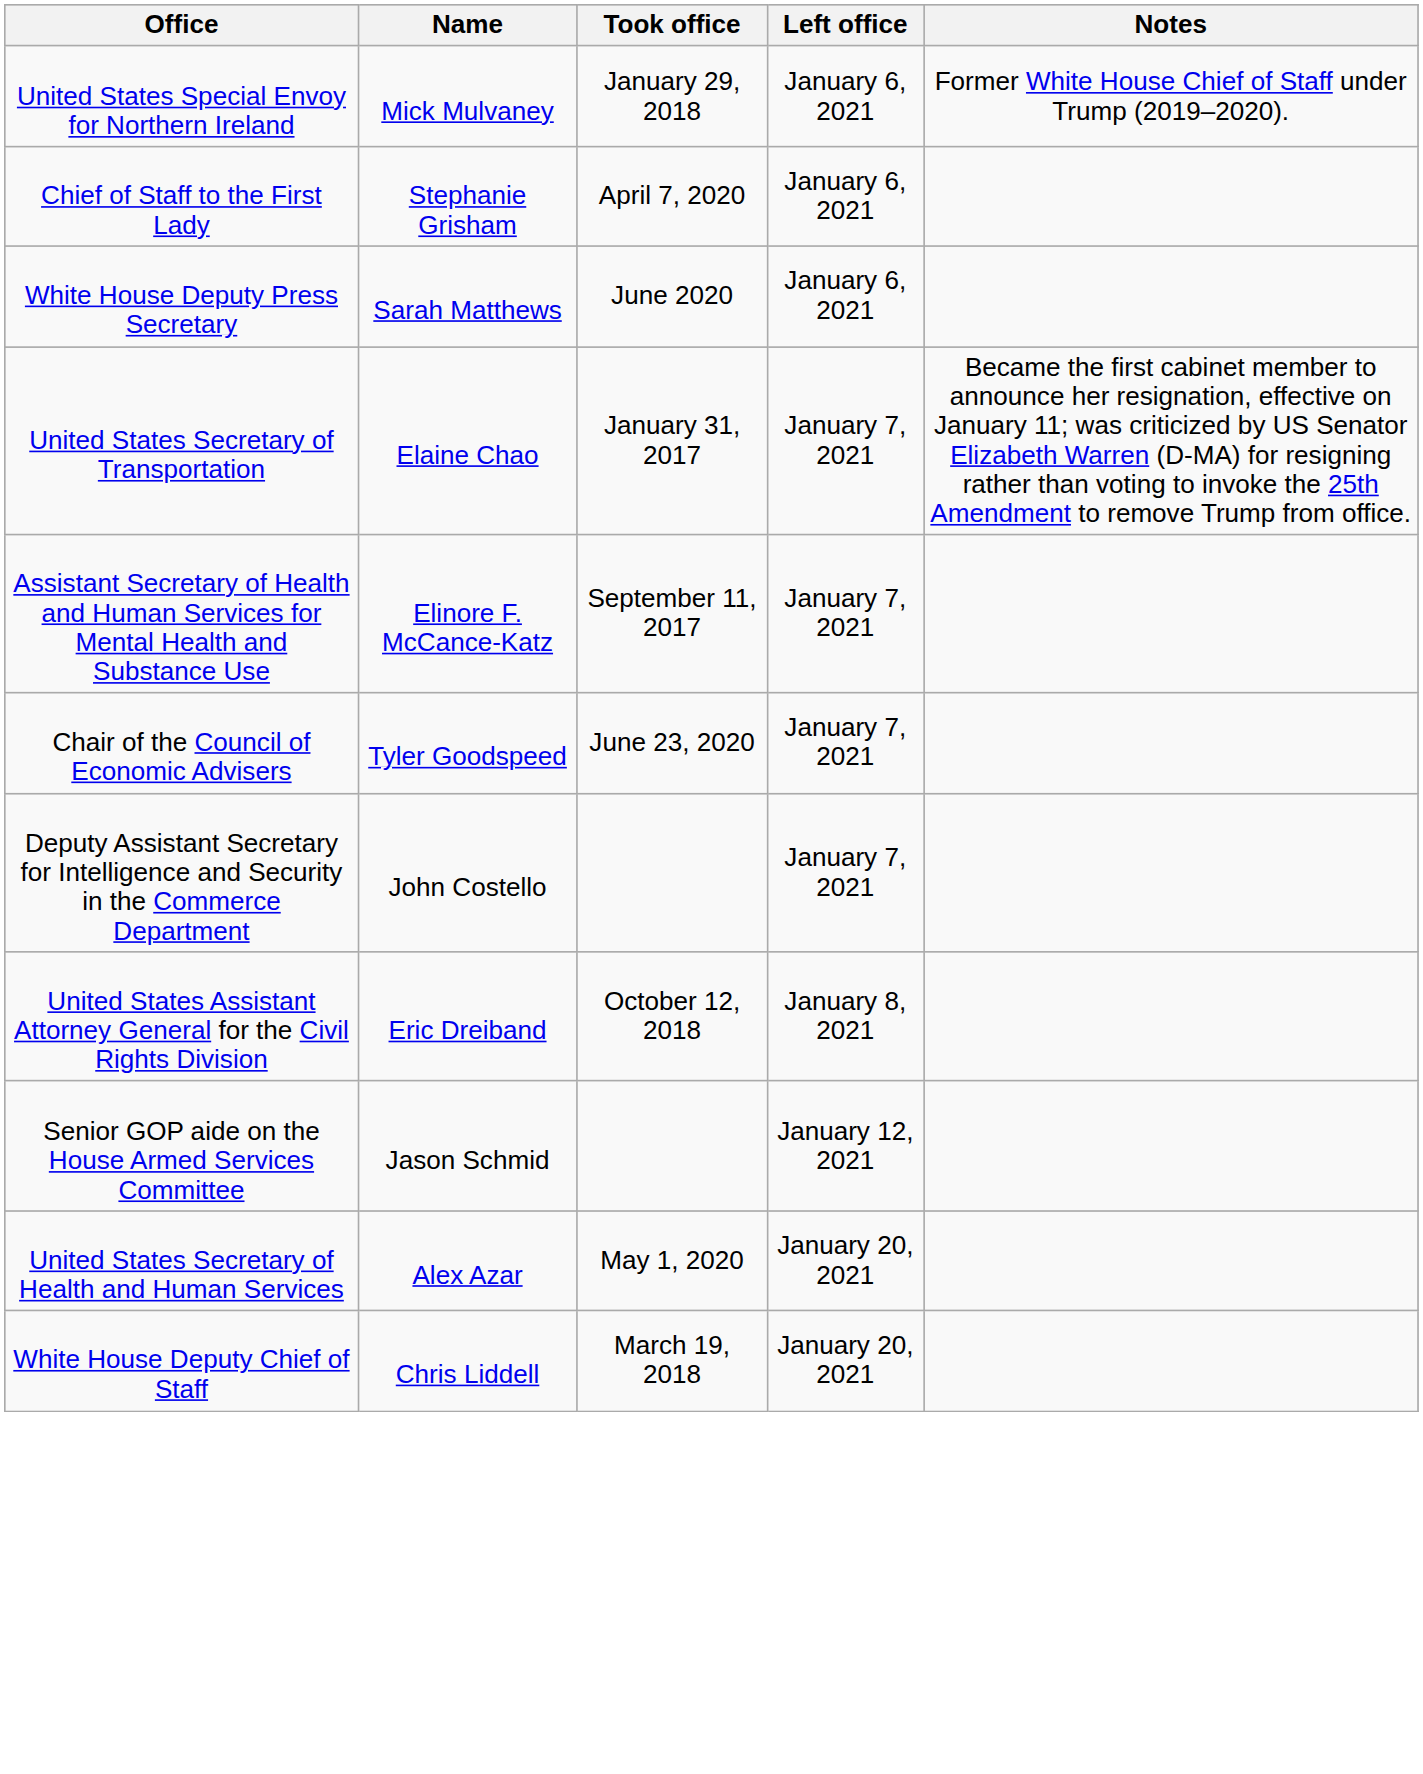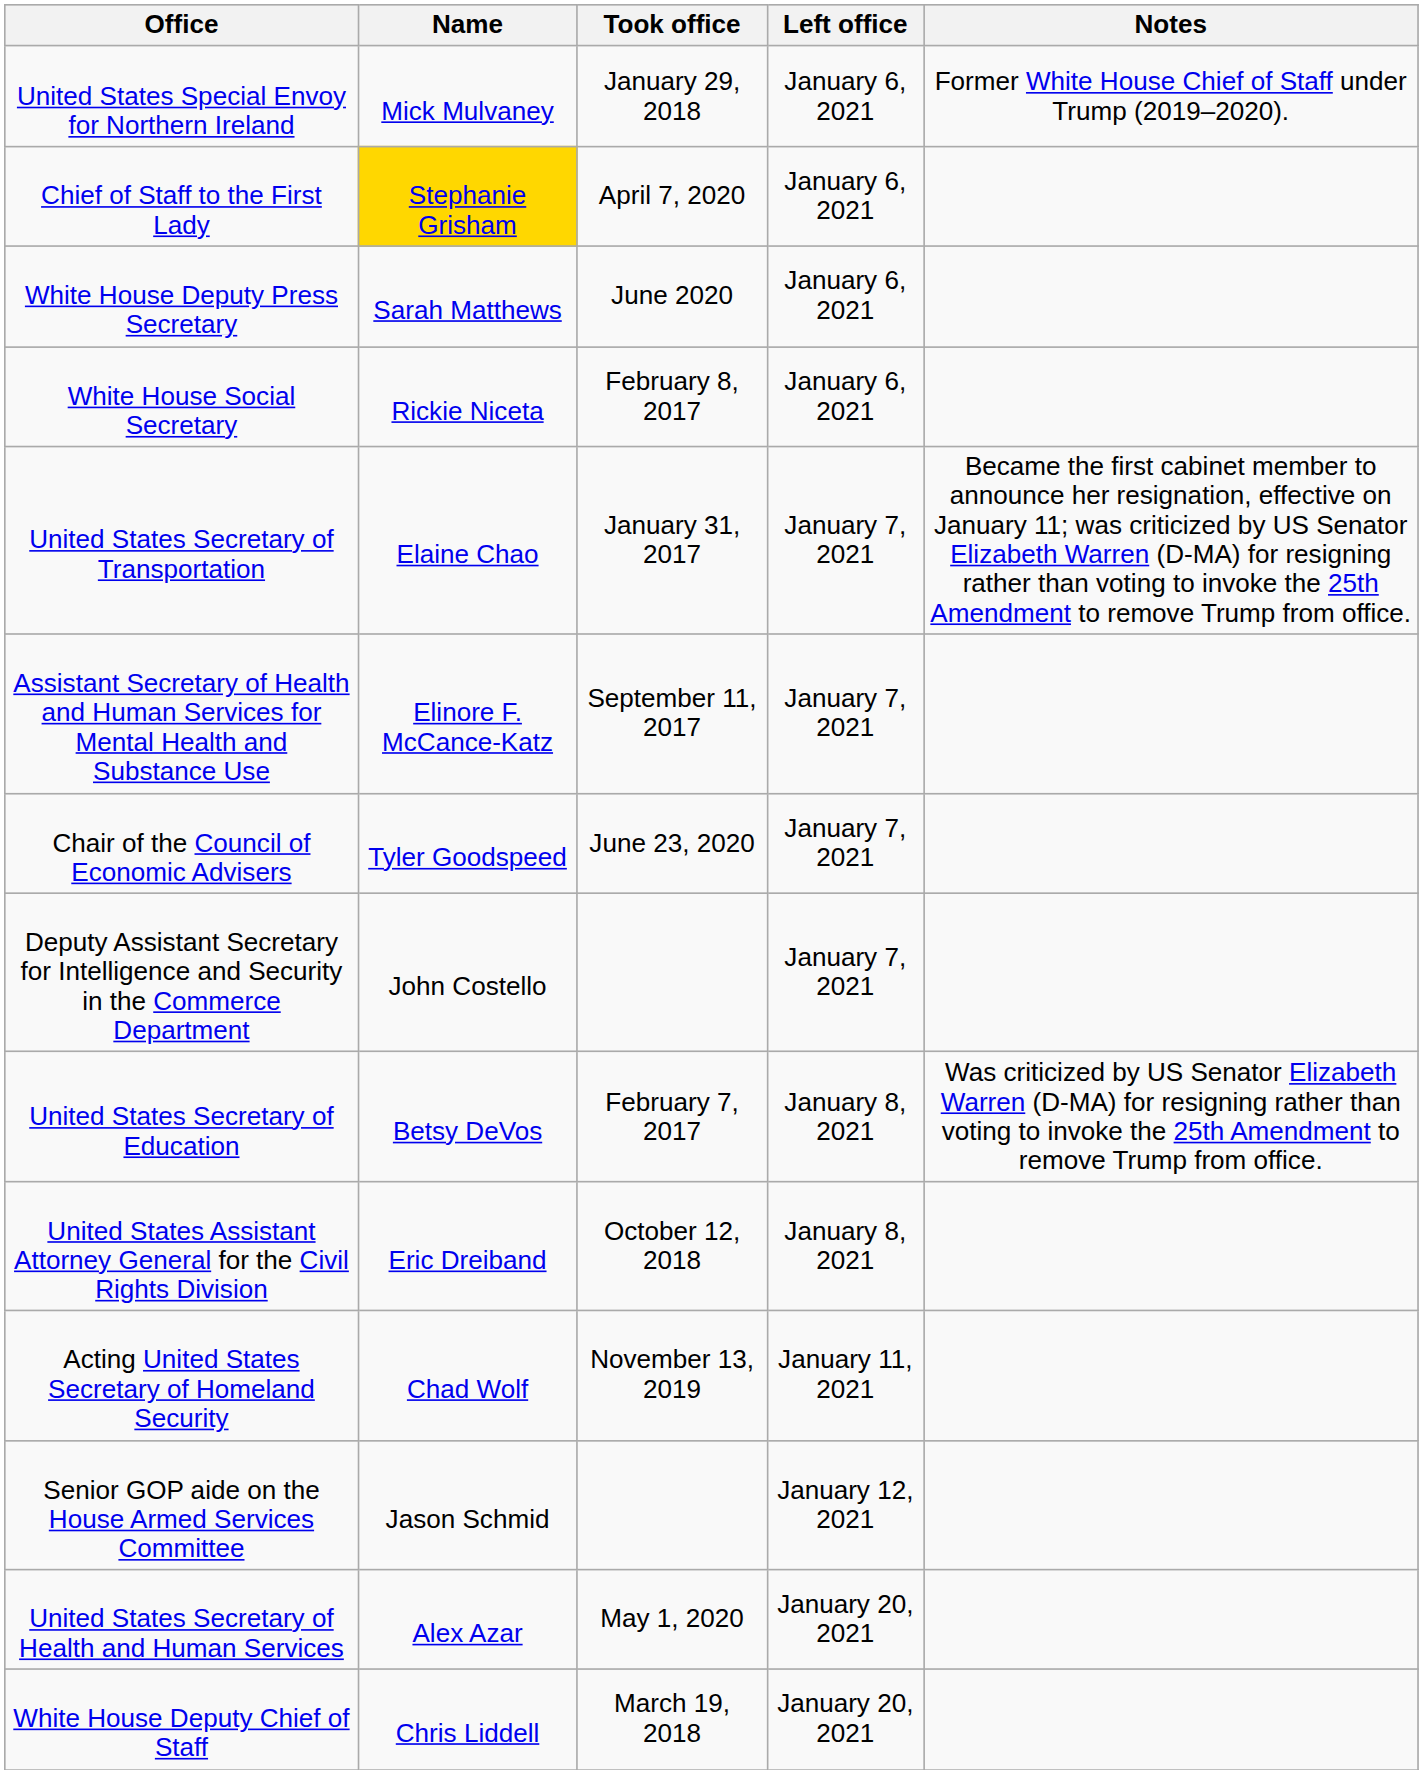(468, 210) no background -> (468, 210) gold background
+ row: (181, 410)
+ row: (181, 1130)
+ row: (181, 1389)
